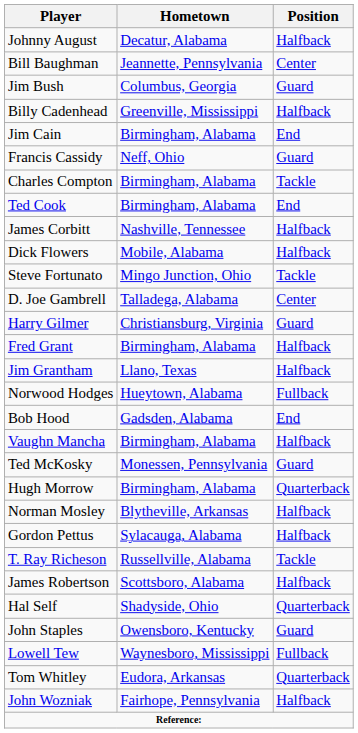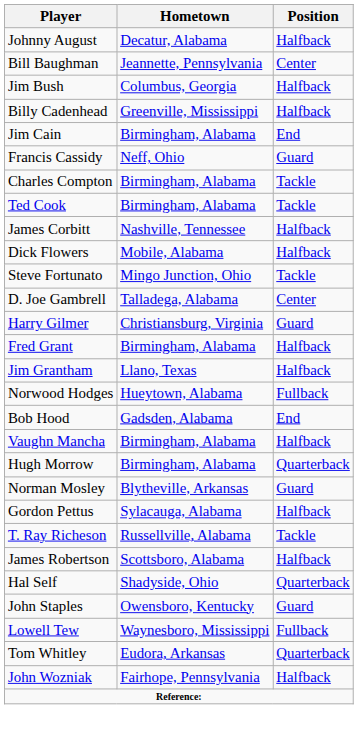(295, 87) Guard -> (304, 87) Halfback
(288, 205) End -> (296, 205) Tackle
- row: (50, 464)
(304, 511) Halfback -> (295, 488) Guard
